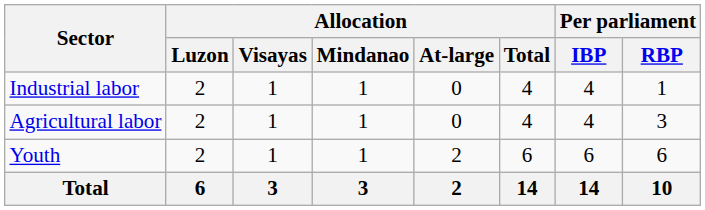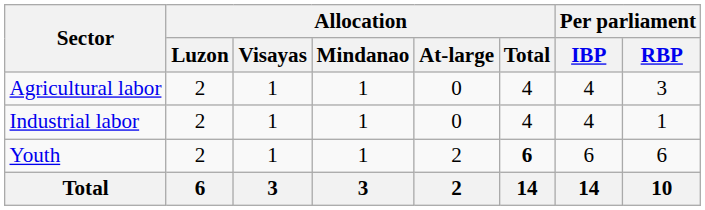rows swapped: (85, 121) <-> (74, 88)
(527, 155) normal -> (527, 155) bold
